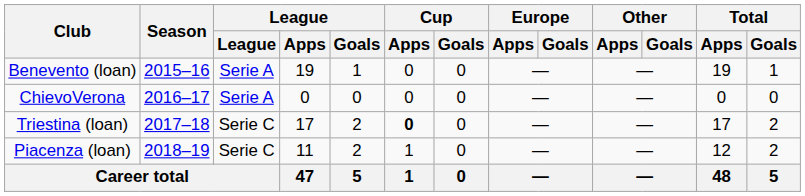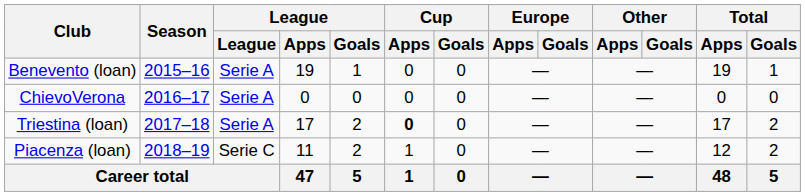(247, 124) Serie C -> (247, 124) Serie A
